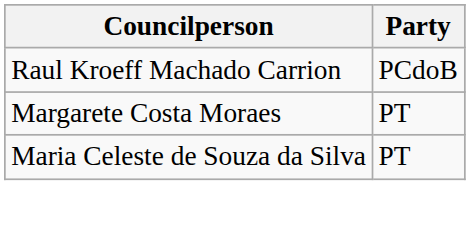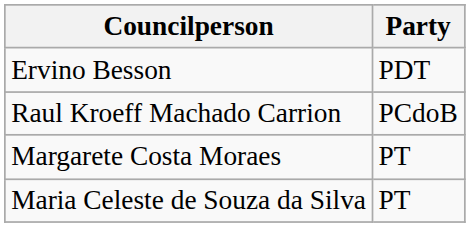+ row: (91, 69)
